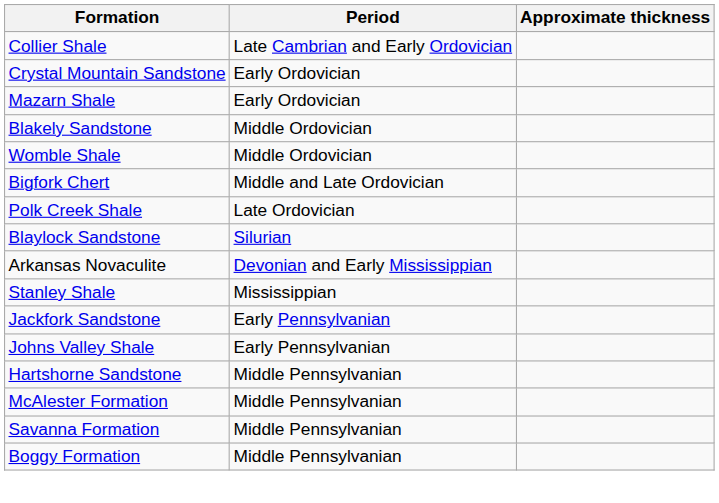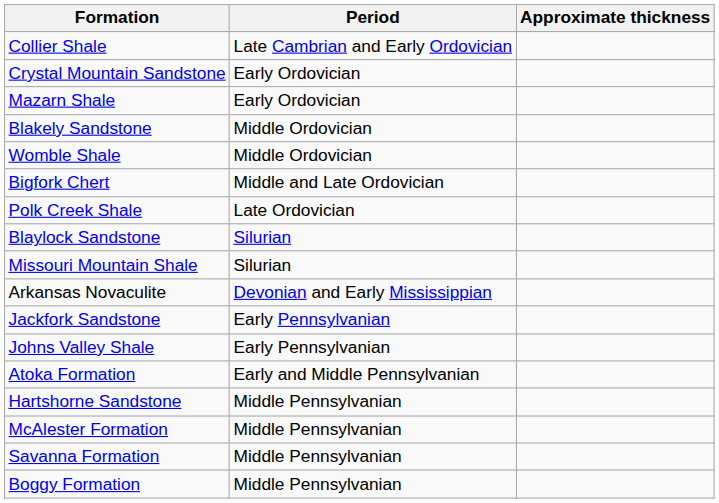+ row: (103, 264)
- row: (62, 292)
+ row: (72, 374)
